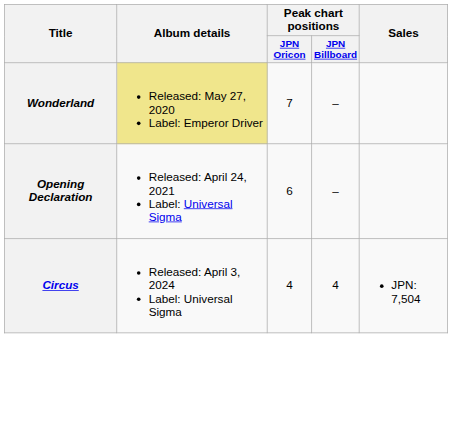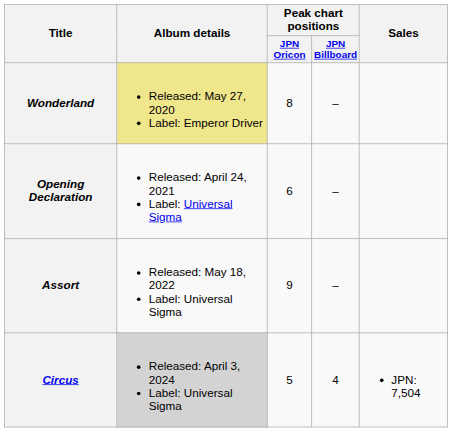(290, 103) 7 -> (290, 103) 8
+ row: (61, 285)
(192, 292) no background -> (192, 387) lightgrey background
(290, 285) 4 -> (290, 380) 5
